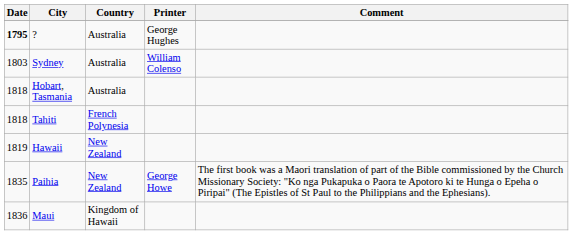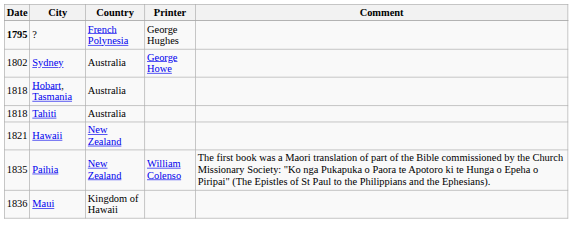(107, 35) Australia -> (108, 35) French Polynesia
(17, 63) 1803 -> (17, 63) 1802
(164, 63) William Colenso -> (162, 63) George Howe
(108, 119) French Polynesia -> (107, 113) Australia
(17, 147) 1819 -> (17, 136) 1821
(162, 181) George Howe -> (164, 170) William Colenso
